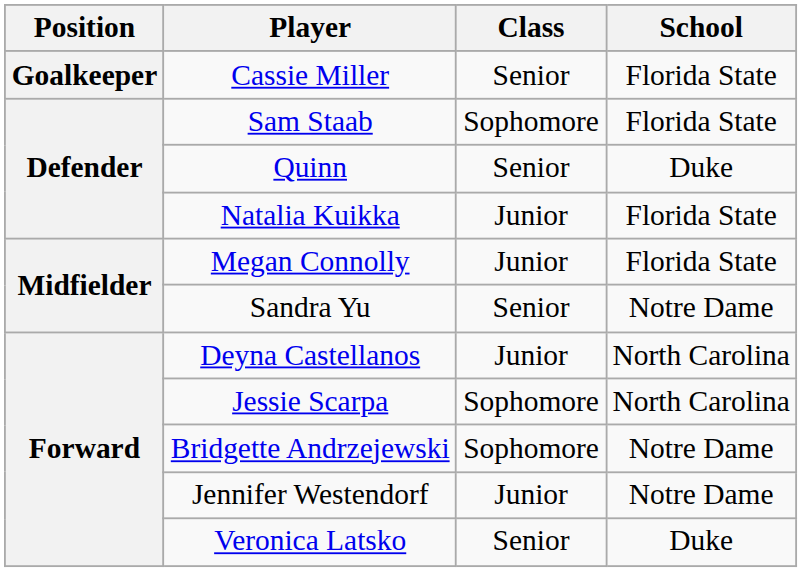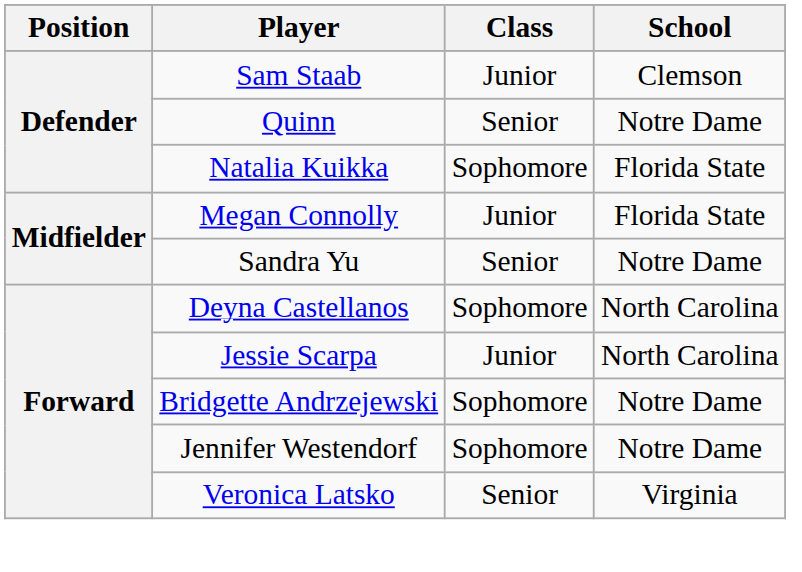- row: (310, 74)
(531, 121) Sophomore -> (520, 74) Junior
(701, 121) Florida State -> (690, 74) Clemson
(701, 167) Duke -> (690, 121) Notre Dame
(531, 214) Junior -> (520, 167) Sophomore
(531, 354) Junior -> (520, 307) Sophomore
(531, 401) Sophomore -> (520, 354) Junior
(531, 494) Junior -> (520, 448) Sophomore
(701, 541) Duke -> (690, 494) Virginia
